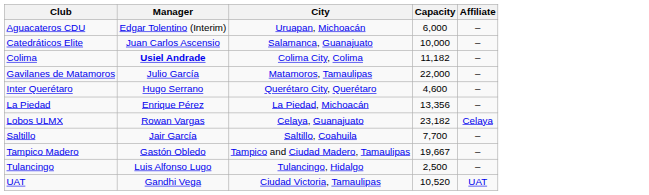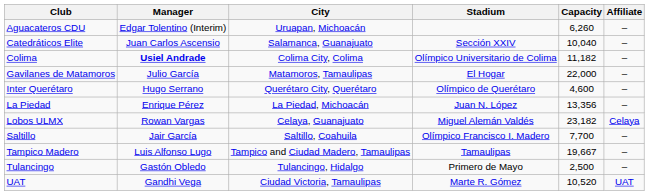+ column: (486, 12)
(435, 27) 6,000 -> (582, 27) 6,260
(435, 43) 10,000 -> (582, 43) 10,040
(173, 151) Gastón Obledo -> (173, 151) Luis Alfonso Lugo
(173, 167) Luis Alfonso Lugo -> (173, 167) Gastón Obledo
